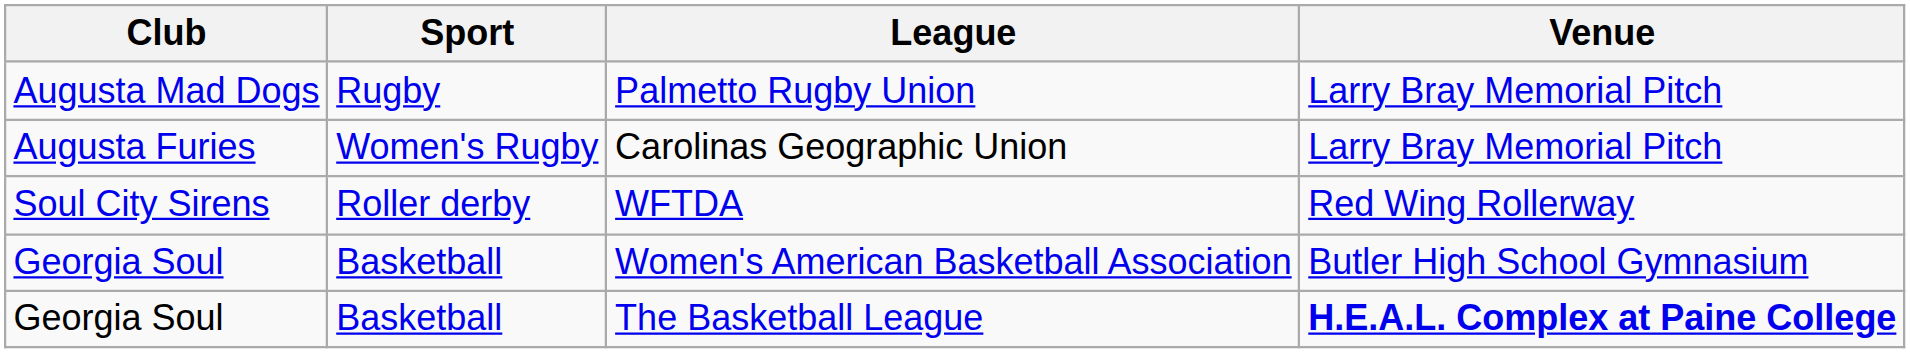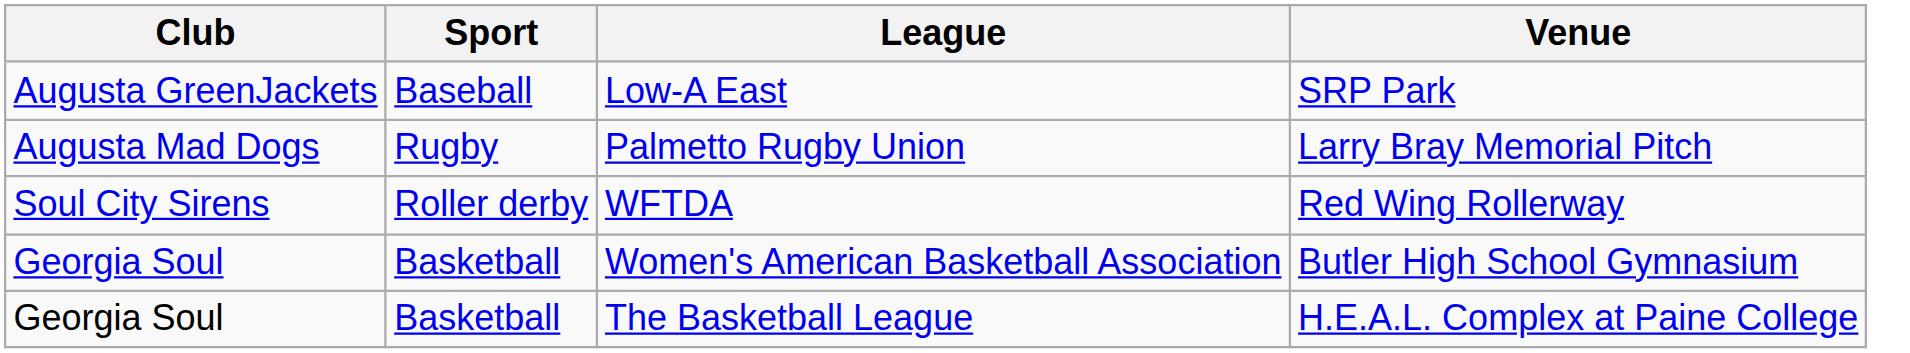+ row: (696, 90)
- row: (841, 147)
(1602, 318) bold -> (1578, 318) normal
